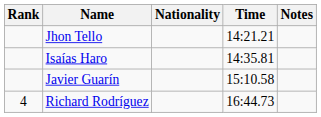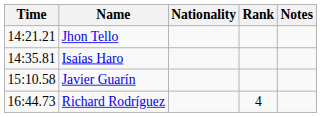columns swapped: (23, 15) <-> (250, 15)
